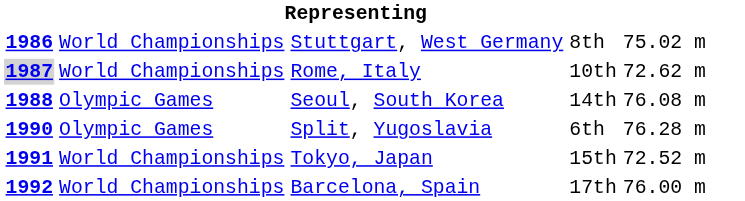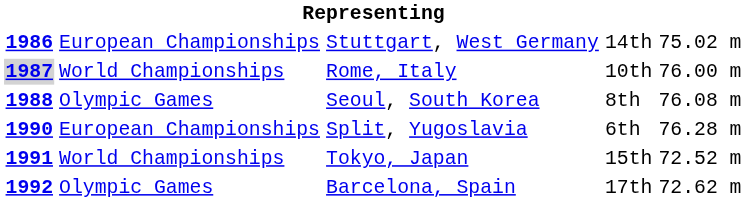(172, 43) World Championships -> (190, 43) European Championships
(587, 43) 8th -> (629, 43) 14th
(664, 72) 72.62 m -> (700, 72) 76.00 m
(593, 101) 14th -> (623, 101) 8th
(136, 129) Olympic Games -> (190, 129) European Championships
(172, 187) World Championships -> (136, 187) Olympic Games
(664, 187) 76.00 m -> (700, 187) 72.62 m
